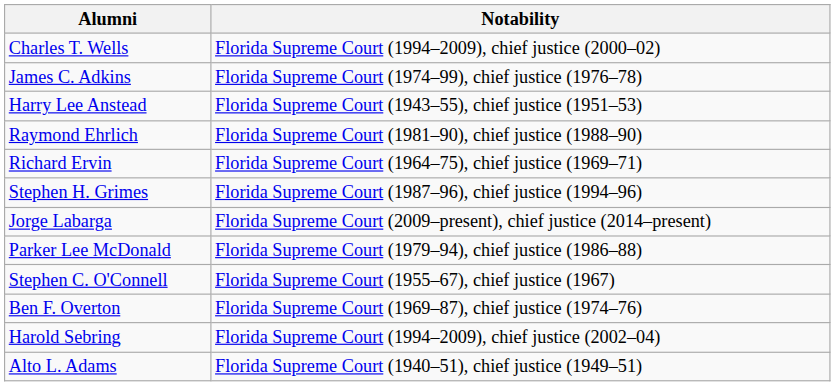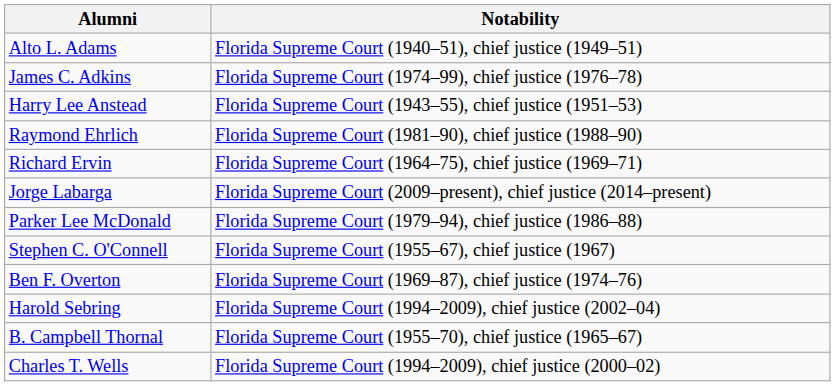rows swapped: (63, 366) <-> (69, 47)
- row: (78, 192)
+ row: (86, 337)
